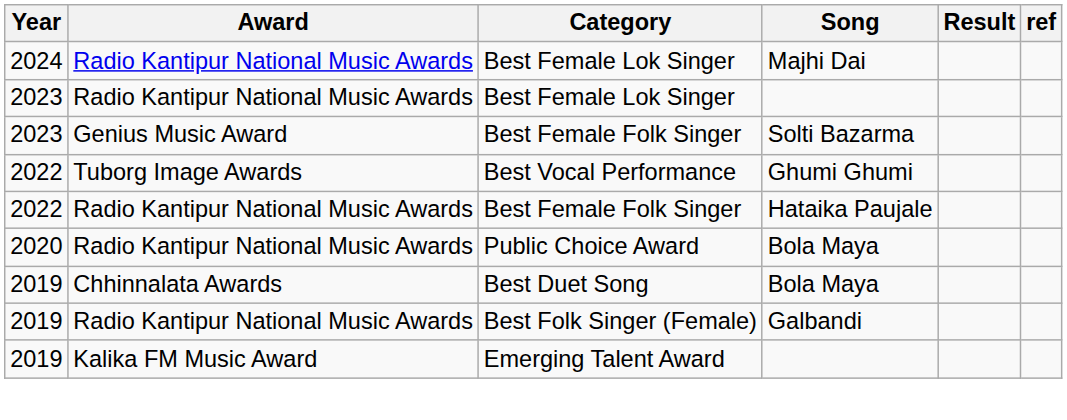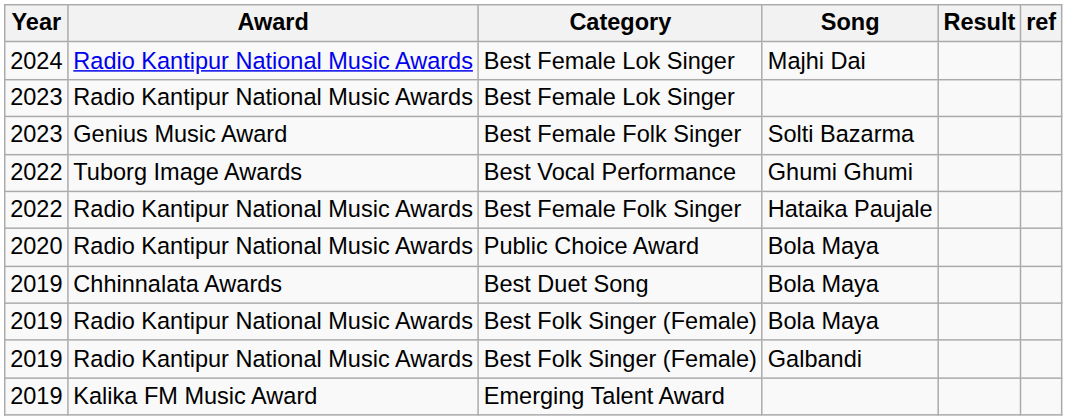+ row: (620, 321)
